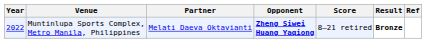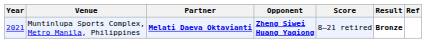(15, 27) 2022 -> (15, 27) 2021
(200, 27) normal -> (200, 27) bold
